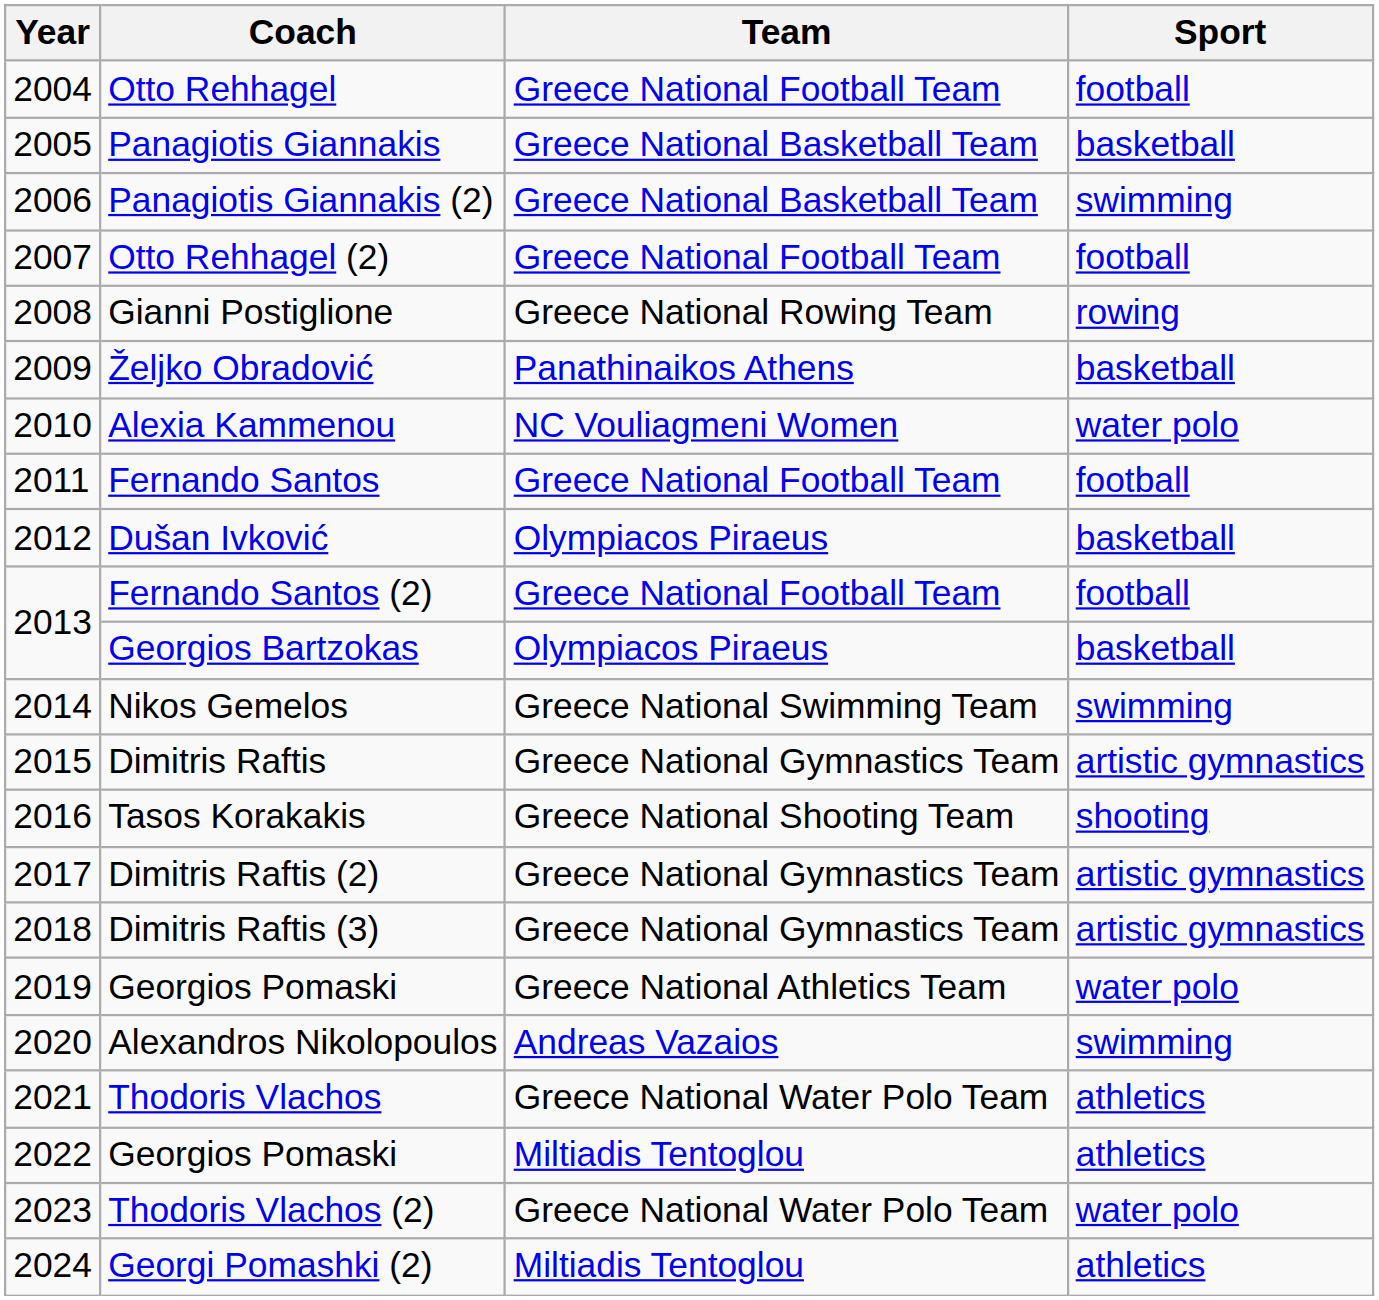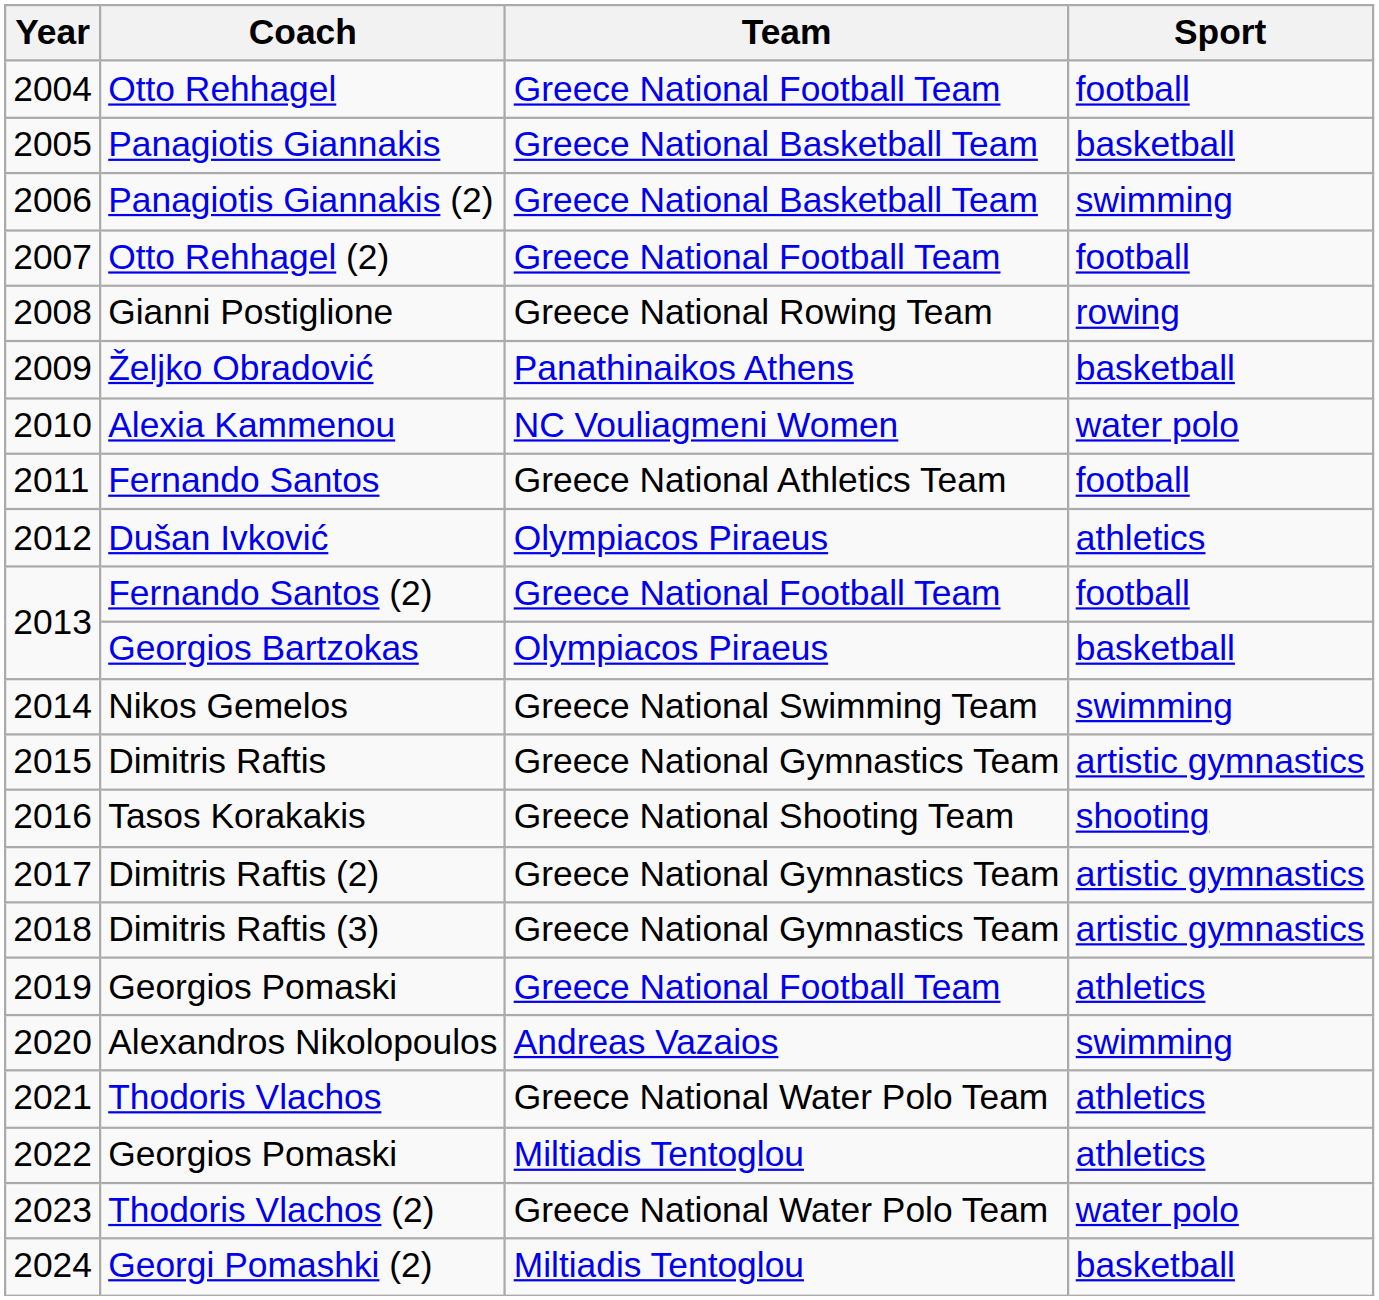(757, 481) Greece National Football Team -> (760, 481) Greece National Athletics Team
(1155, 537) basketball -> (1141, 537) athletics
(760, 985) Greece National Athletics Team -> (757, 985) Greece National Football Team
(1157, 985) water polo -> (1141, 985) athletics
(1141, 1266) athletics -> (1155, 1266) basketball
